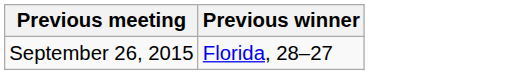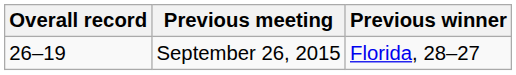+ column: (78, 20)
